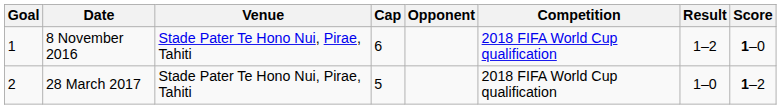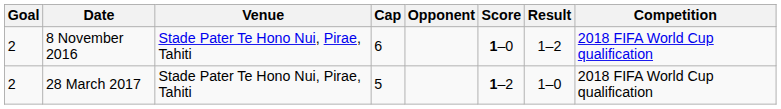columns swapped: (753, 15) <-> (579, 15)
(12, 46) 1 -> (12, 46) 2
